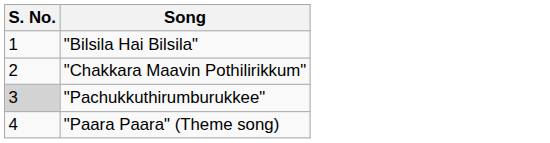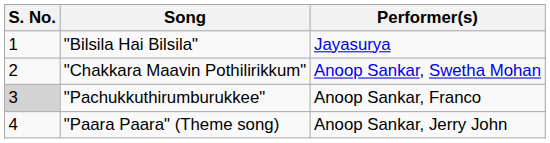+ column: (428, 17)
